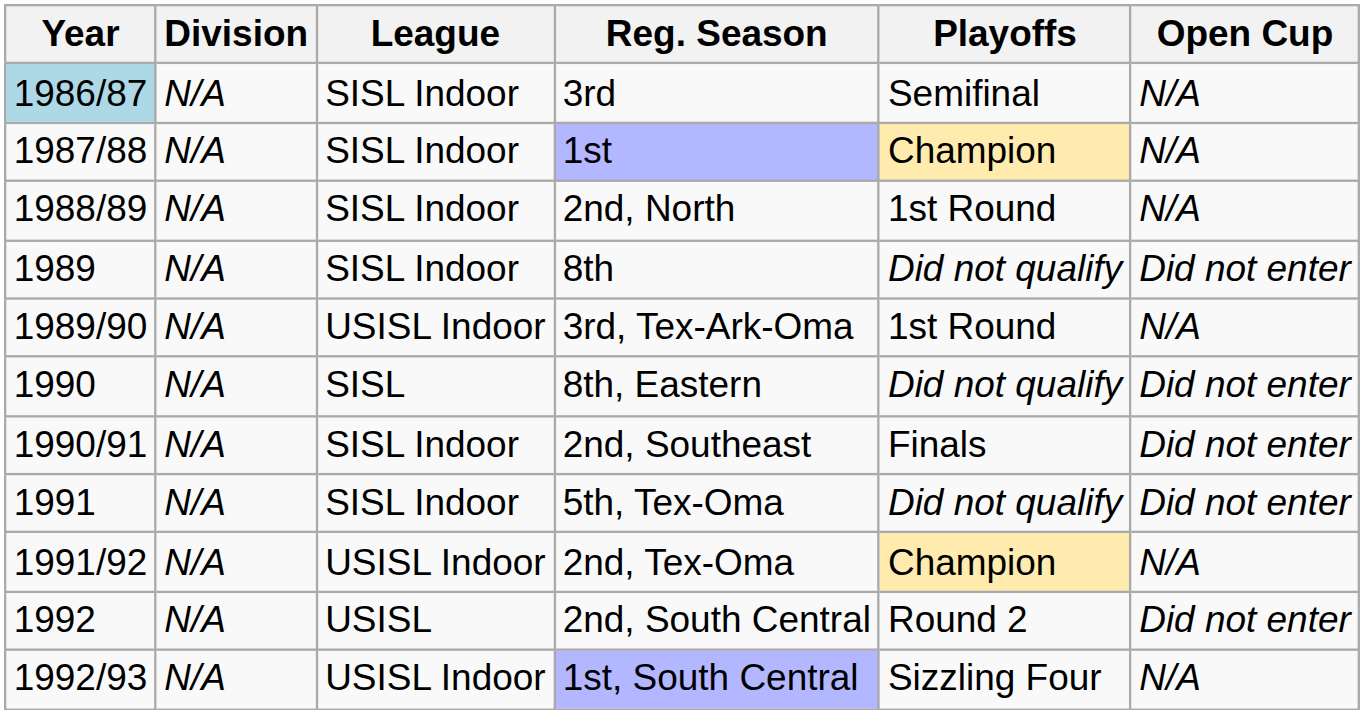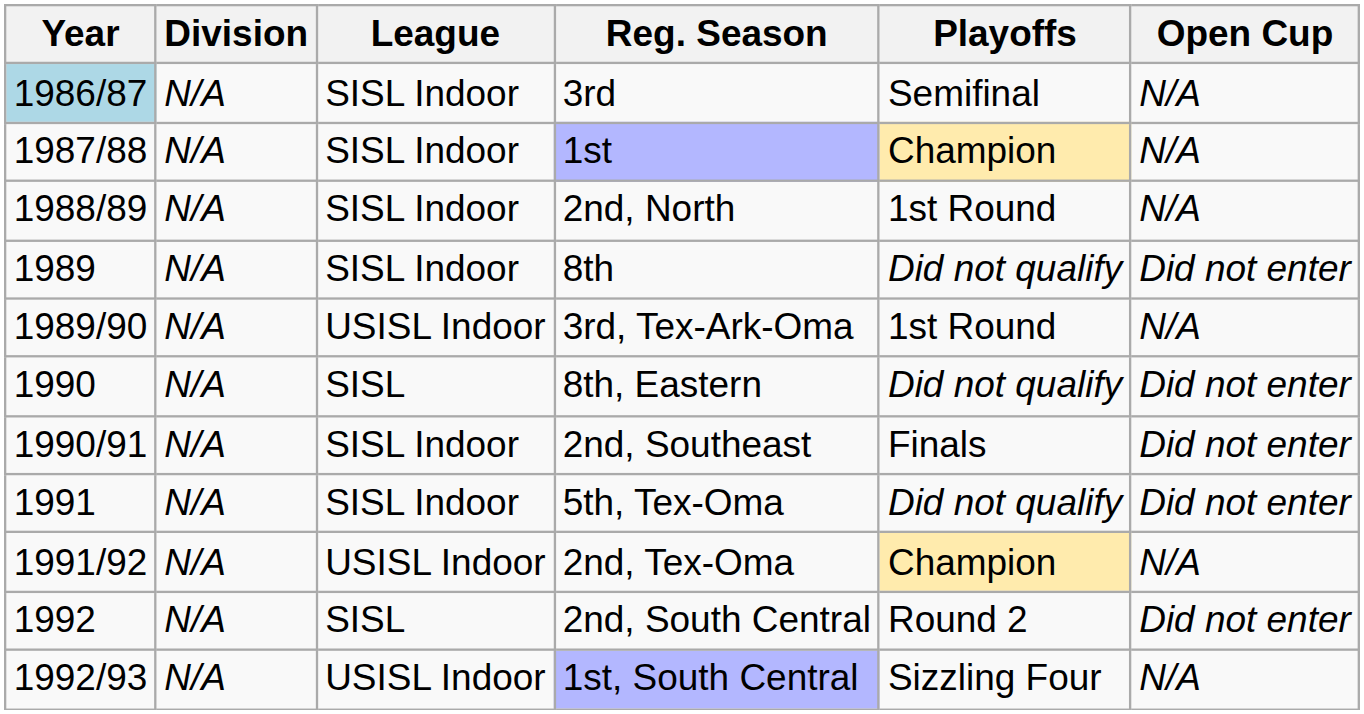(379, 619) USISL -> (365, 619) SISL
